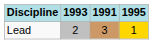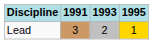columns swapped: (105, 13) <-> (75, 13)
